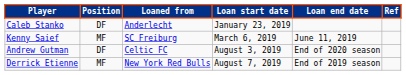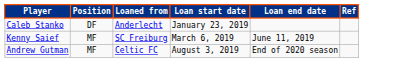(101, 51) DF -> (92, 51) MF
- row: (42, 64)
